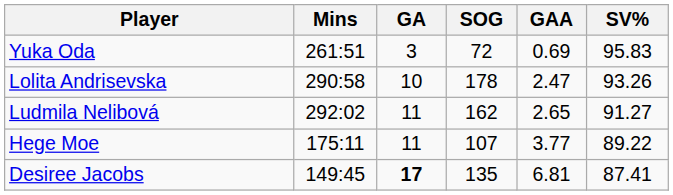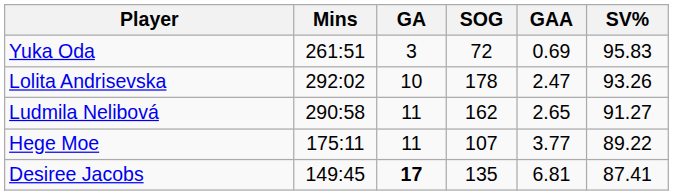(335, 81) 290:58 -> (335, 81) 292:02
(335, 112) 292:02 -> (335, 112) 290:58
